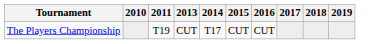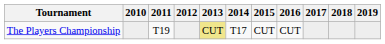+ column: (187, 13)
(187, 30) no background -> (213, 30) khaki background
